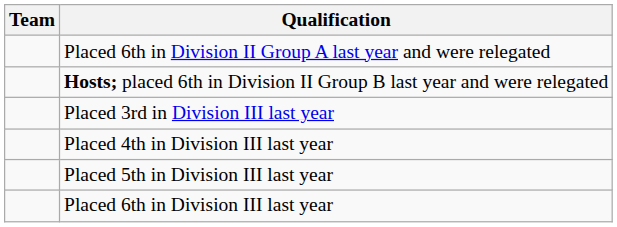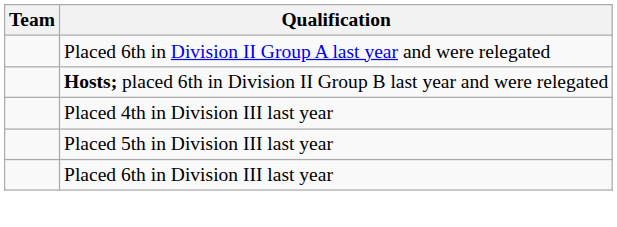- row: (199, 112)
